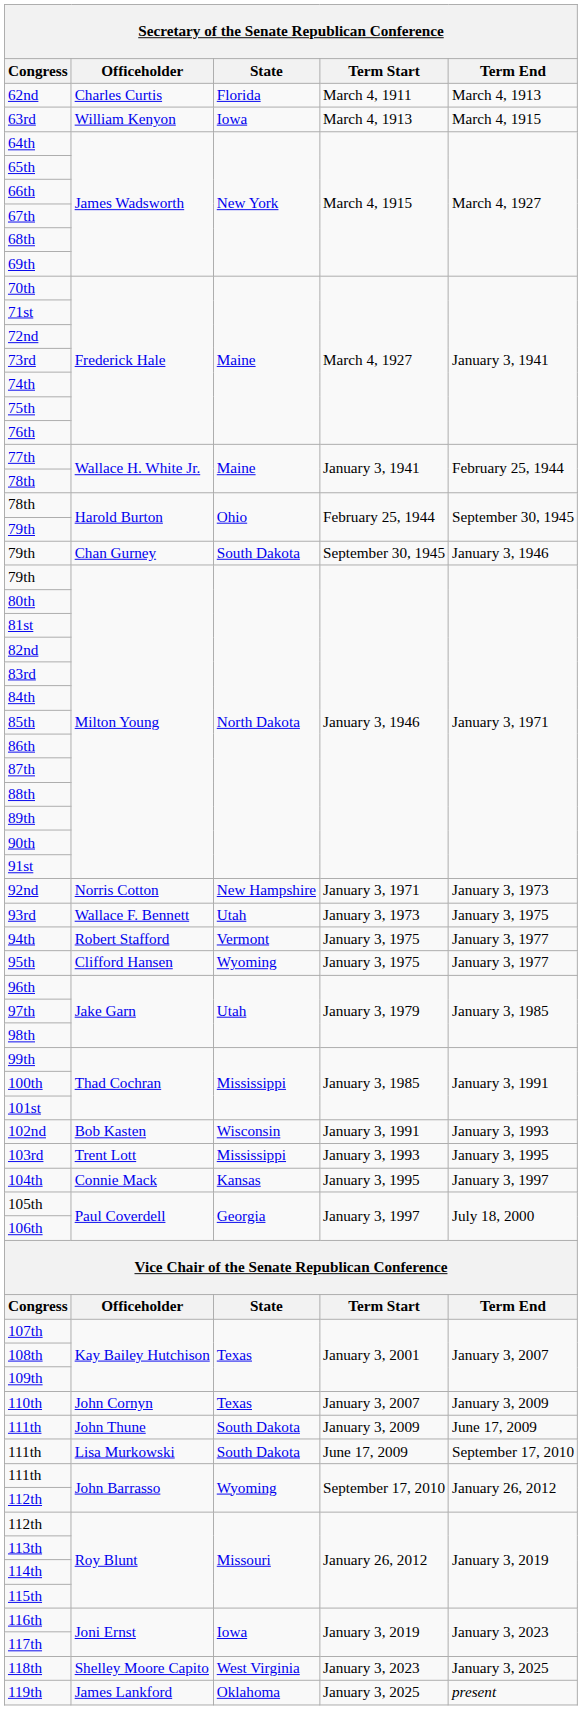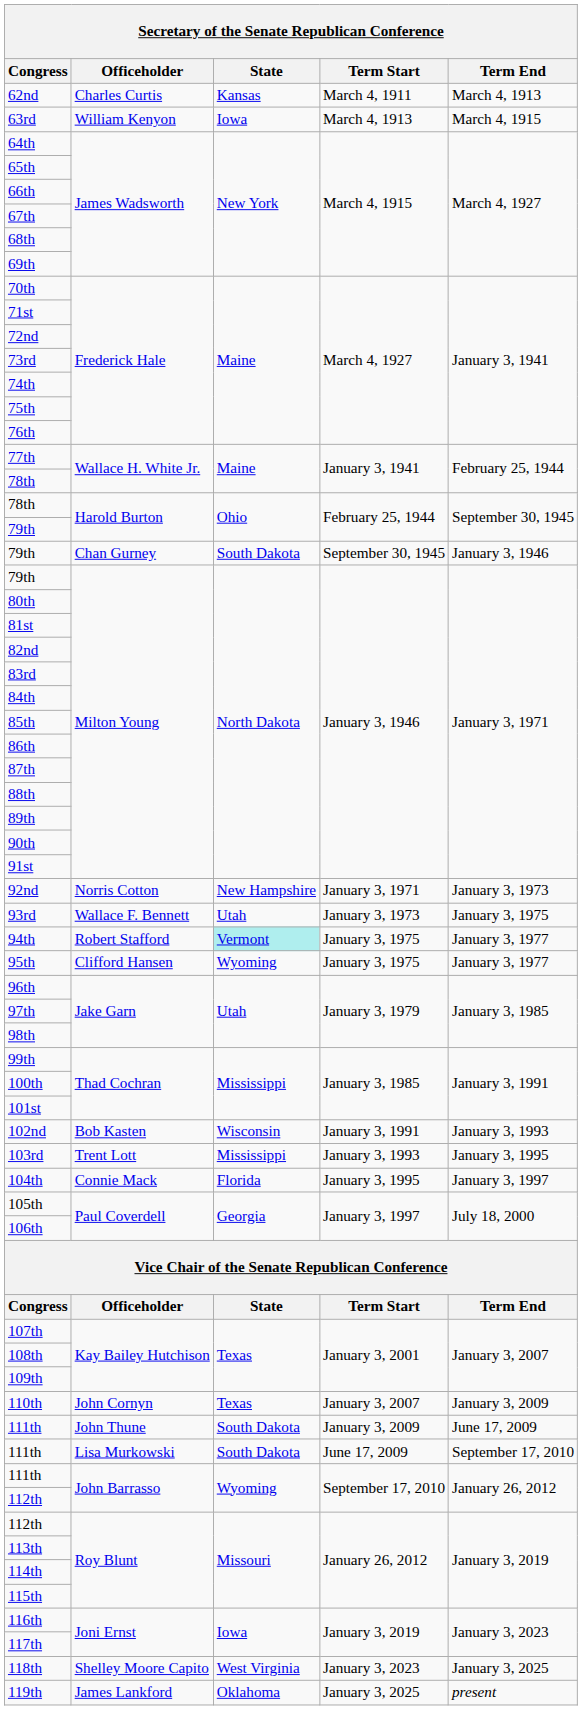(239, 95) Florida -> (239, 95) Kansas
(243, 938) no background -> (243, 938) paleturquoise background
(239, 1179) Kansas -> (239, 1179) Florida
